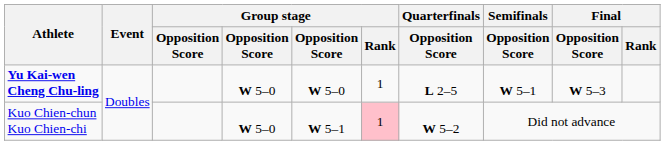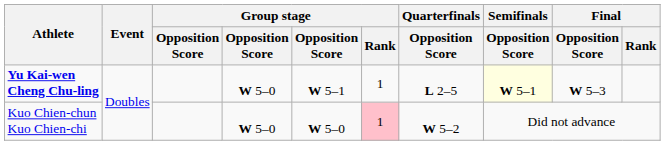(326, 91) W 5–0 -> (326, 91) W 5–1
(518, 91) no background -> (518, 91) lightyellow background
(326, 129) W 5–1 -> (326, 129) W 5–0
